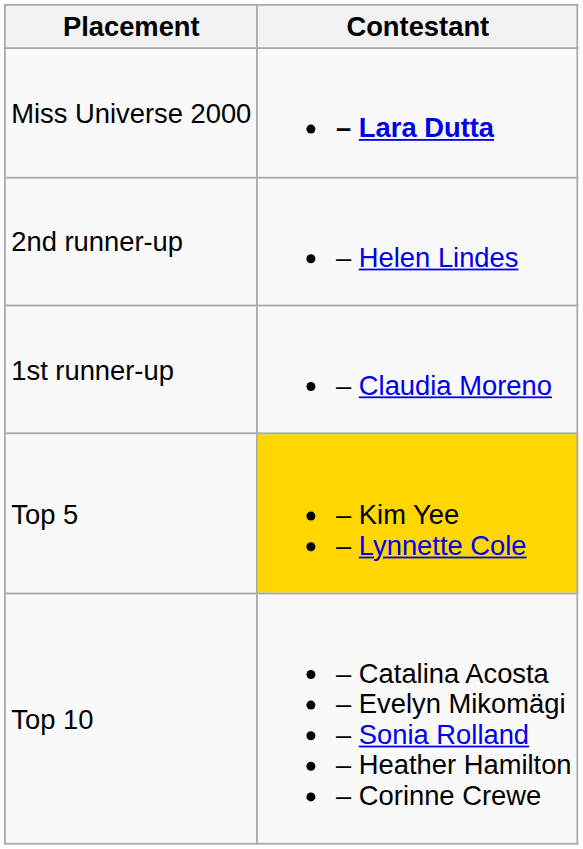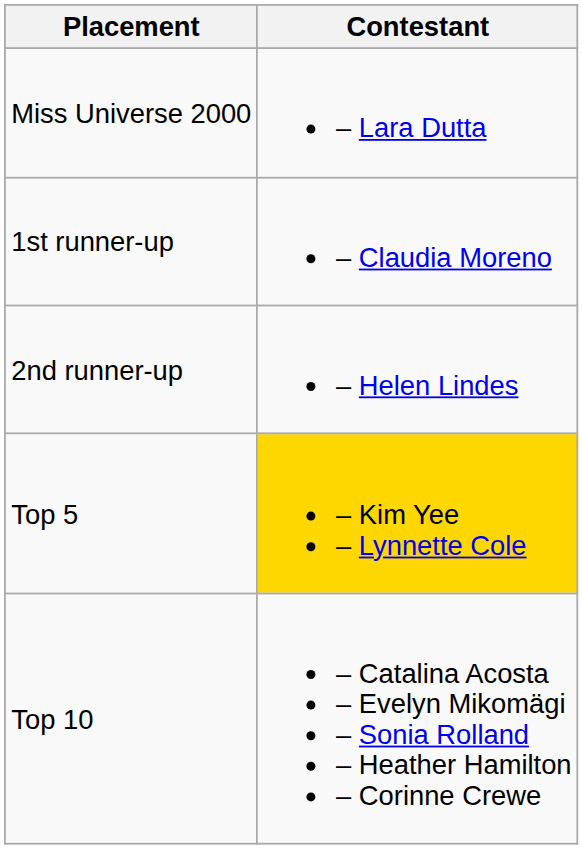(418, 128) bold -> (418, 128) normal
rows swapped: (93, 370) <-> (97, 241)
